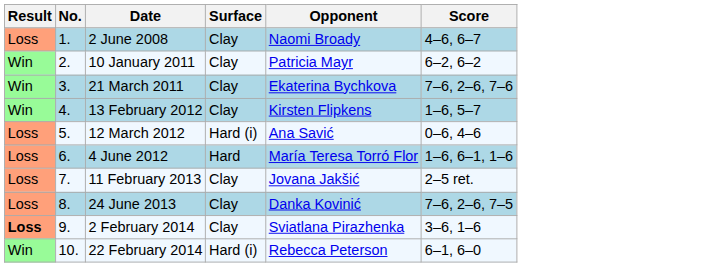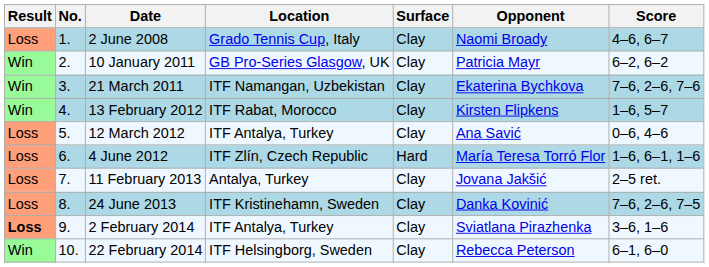+ column: (299, 15)
(233, 132) Hard (i) -> (411, 132) Clay
(233, 249) Hard (i) -> (411, 249) Clay
